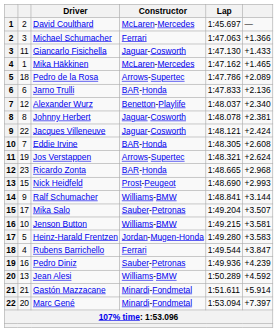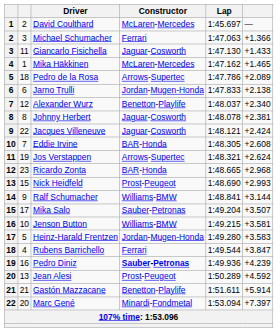(144, 90) BAR-Honda -> (163, 90) Jordan-Mugen-Honda
(258, 90) +2.136 -> (258, 90) +2.138
(154, 263) normal -> (156, 263) bold
(149, 276) Williams-BMW -> (149, 276) Prost-Peugeot
(157, 290) Minardi-Fondmetal -> (154, 290) Benetton-Playlife
